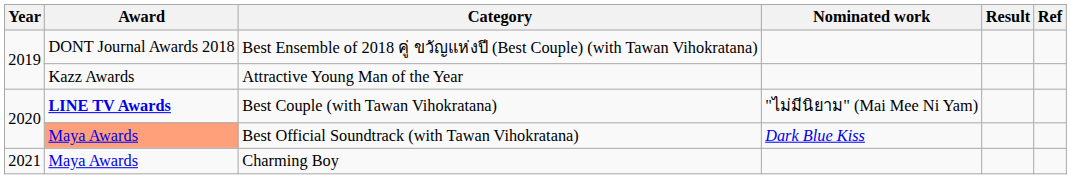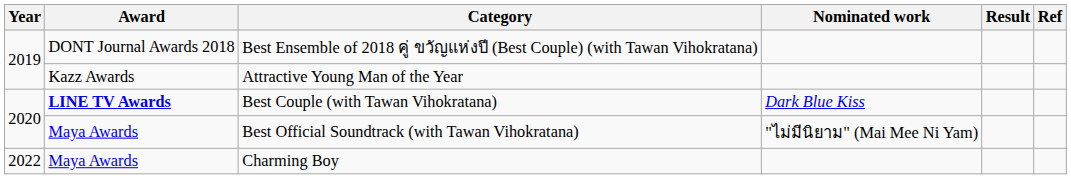(872, 106) "ไม่มีนิยาม" (Mai Mee Ni Yam) -> (815, 102) Dark Blue Kiss
(93, 135) lightsalmon background -> (93, 131) no background
(815, 135) Dark Blue Kiss -> (872, 132) "ไม่มีนิยาม" (Mai Mee Ni Yam)
(25, 161) 2021 -> (25, 161) 2022
